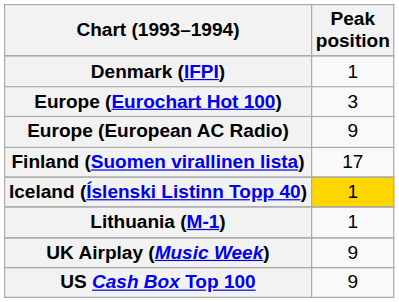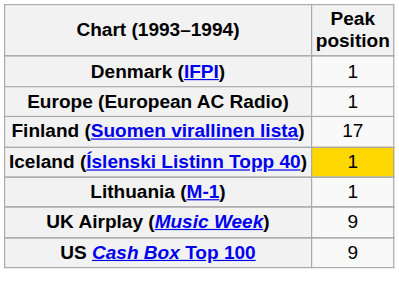- row: (158, 101)
(353, 131) 9 -> (353, 101) 1
